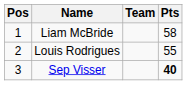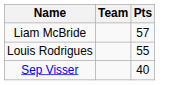- column: (18, 13)
(170, 32) 58 -> (143, 32) 57
(170, 70) bold -> (143, 70) normal
